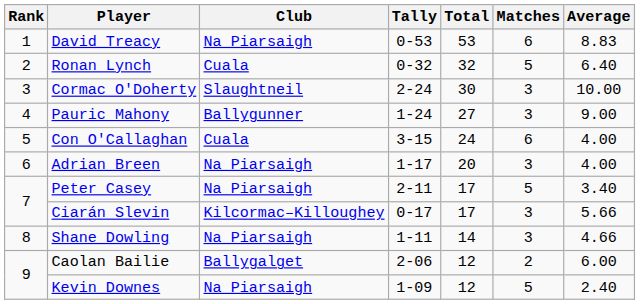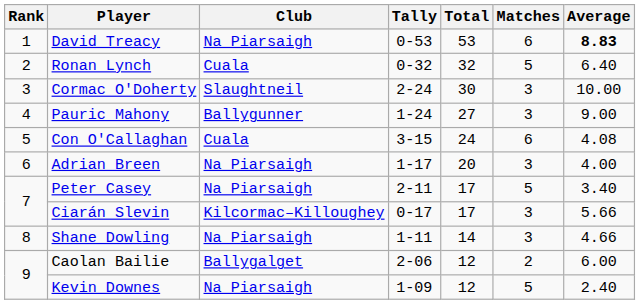(599, 41) normal -> (599, 41) bold
(599, 140) 4.00 -> (599, 140) 4.08
